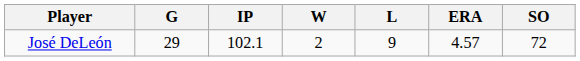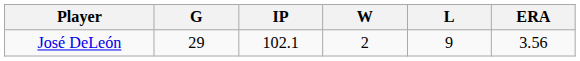- column: (539, 17)
(465, 42) 4.57 -> (533, 42) 3.56
